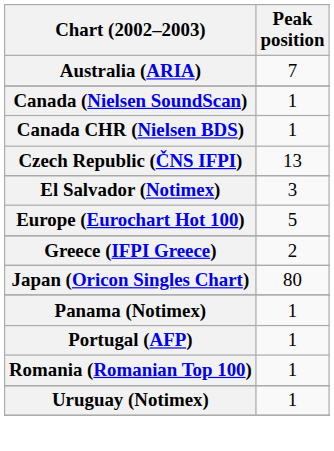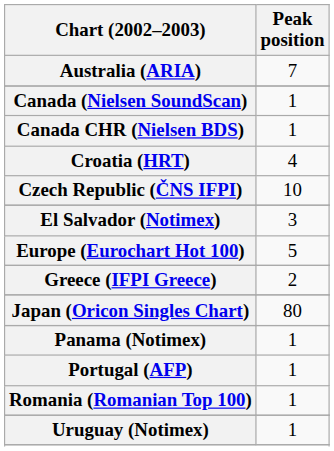+ row: (130, 160)
(293, 160) 13 -> (293, 190) 10
